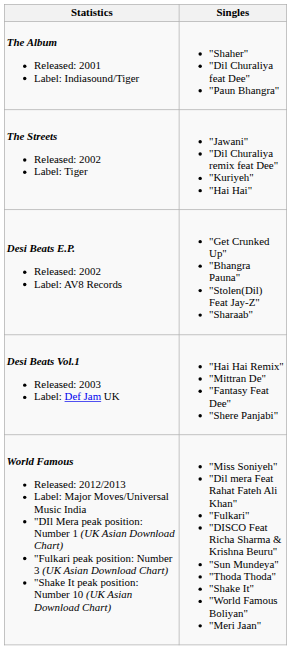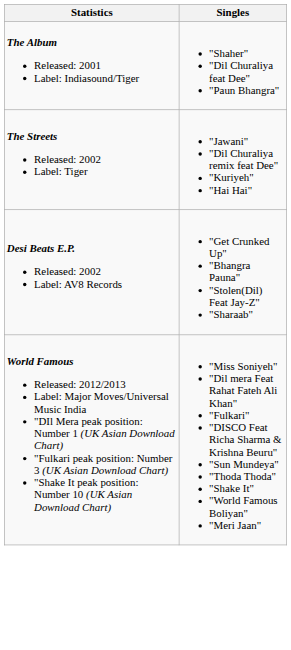- row: (92, 379)
